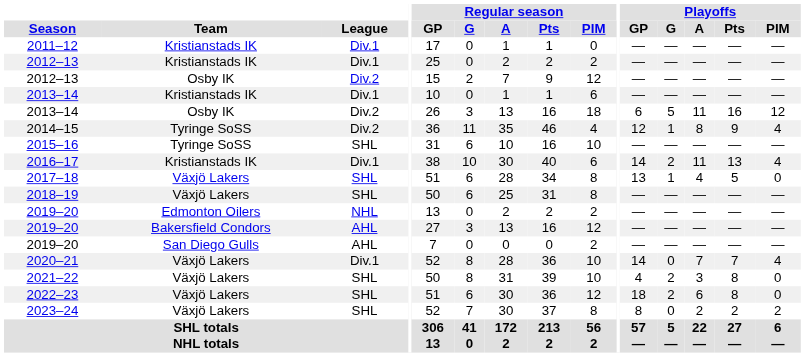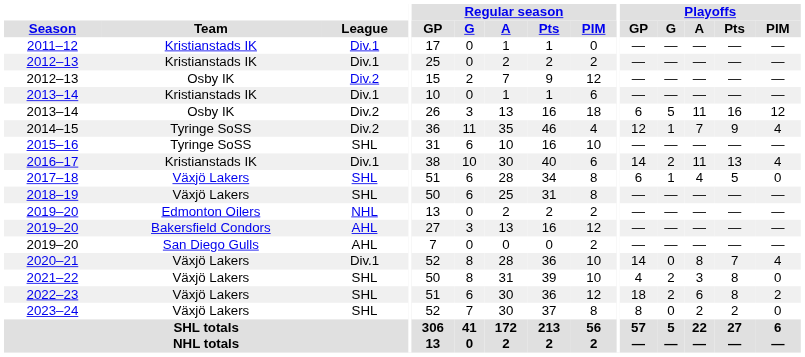(699, 128) 8 -> (699, 128) 7
(639, 178) 13 -> (638, 178) 6
(699, 261) 7 -> (699, 261) 8
(778, 294) 0 -> (778, 294) 2
(778, 311) 2 -> (778, 311) 0
